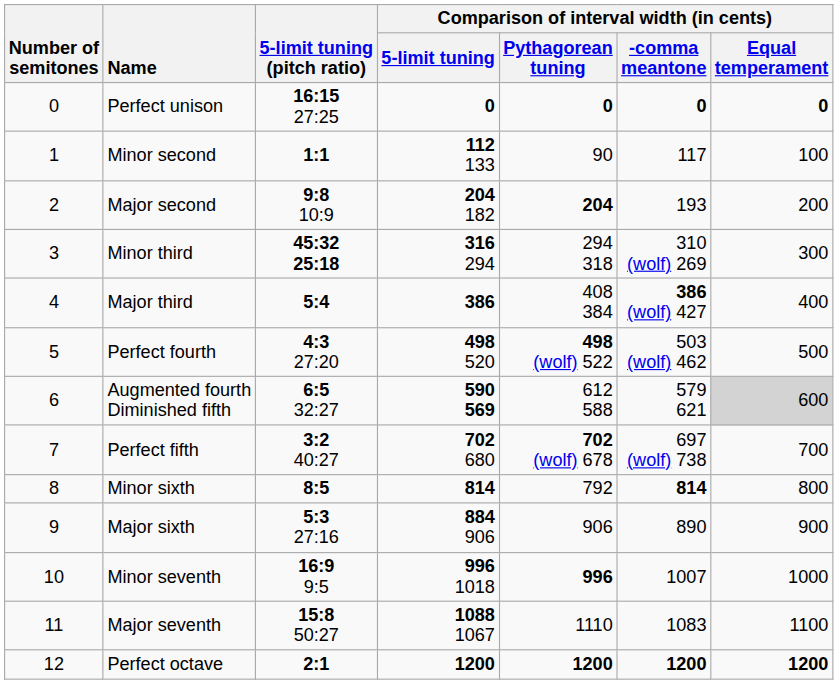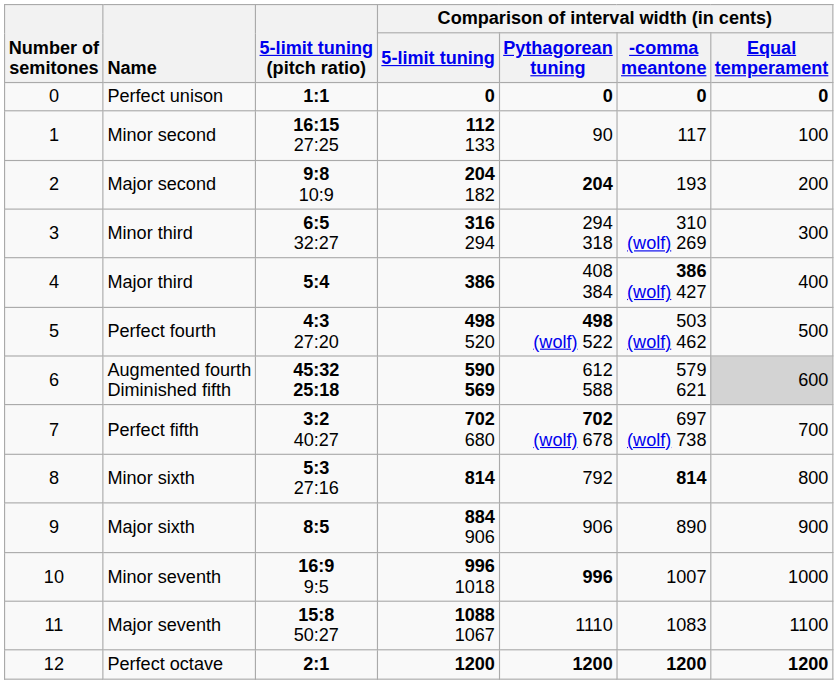(316, 106) 16:15 27:25 -> (316, 96) 1:1
(316, 155) 1:1 -> (316, 135) 16:15 27:25
(316, 253) 45:32 25:18 -> (316, 233) 6:5 32:27
(316, 400) 6:5 32:27 -> (316, 380) 45:32 25:18
(316, 488) 8:5 -> (316, 478) 5:3 27:16
(316, 527) 5:3 27:16 -> (316, 527) 8:5
